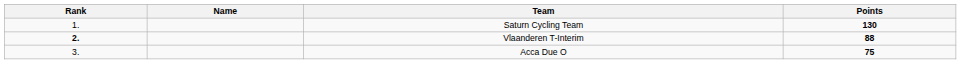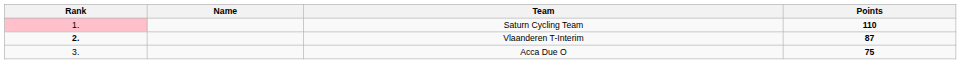(76, 25) no background -> (76, 25) pink background
(870, 25) 130 -> (870, 25) 110
(870, 39) 88 -> (870, 39) 87
